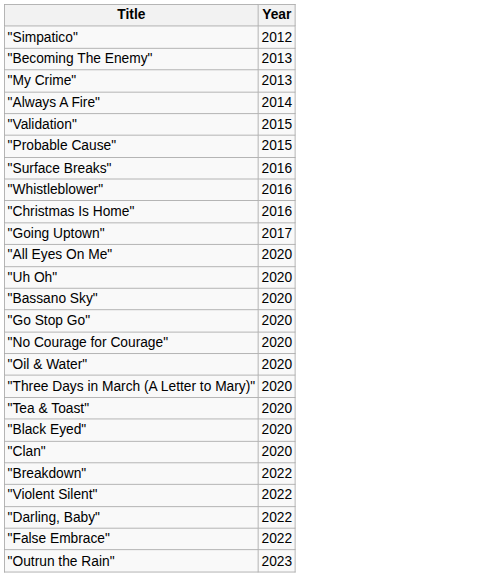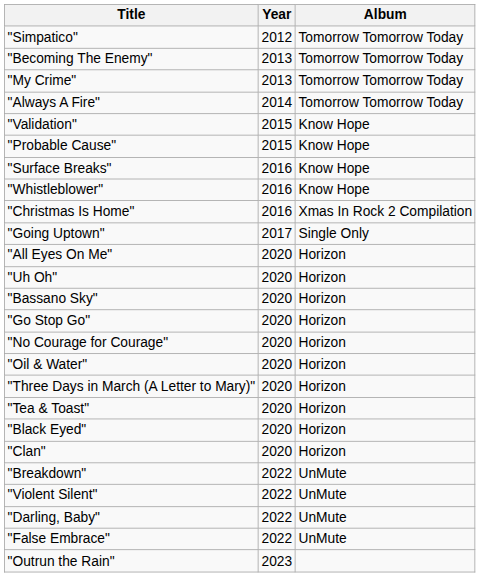+ column: (385, 15)
